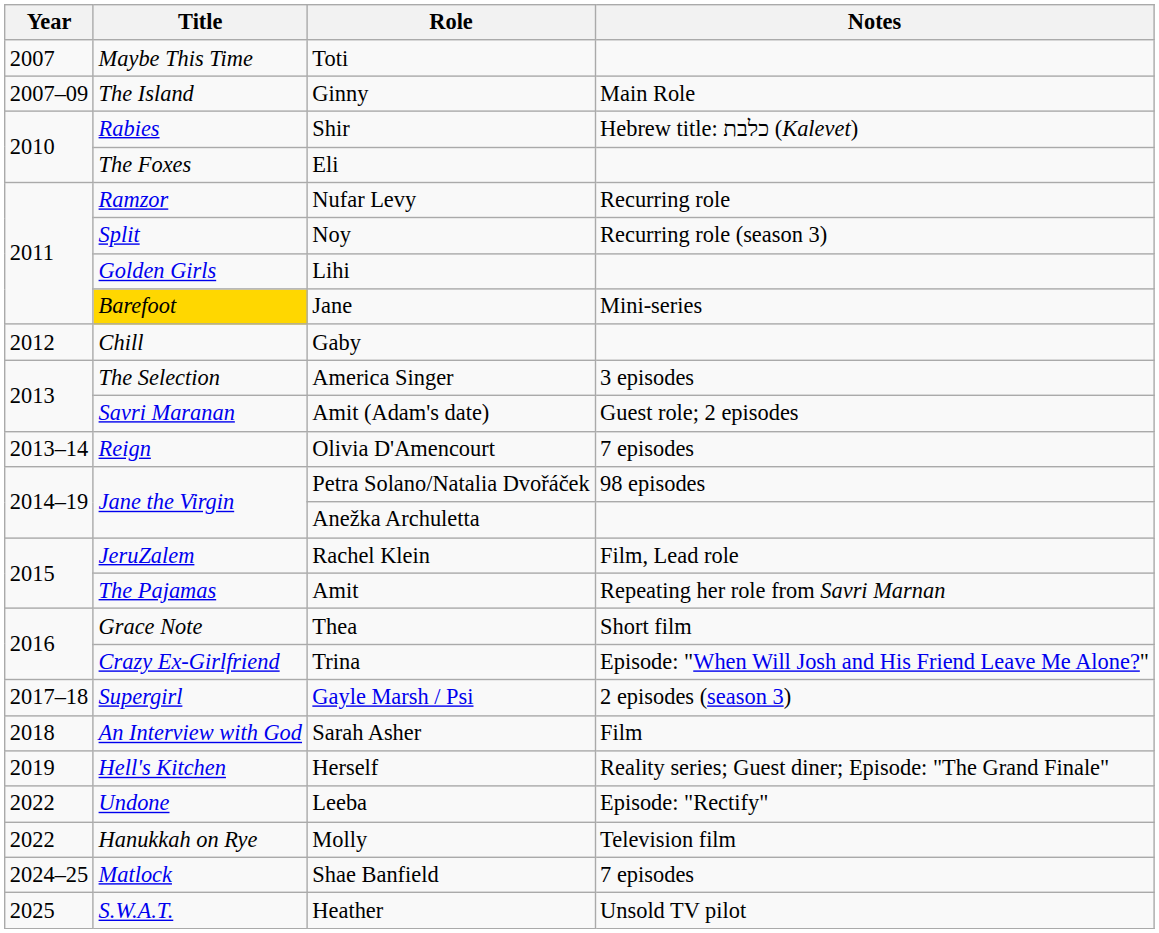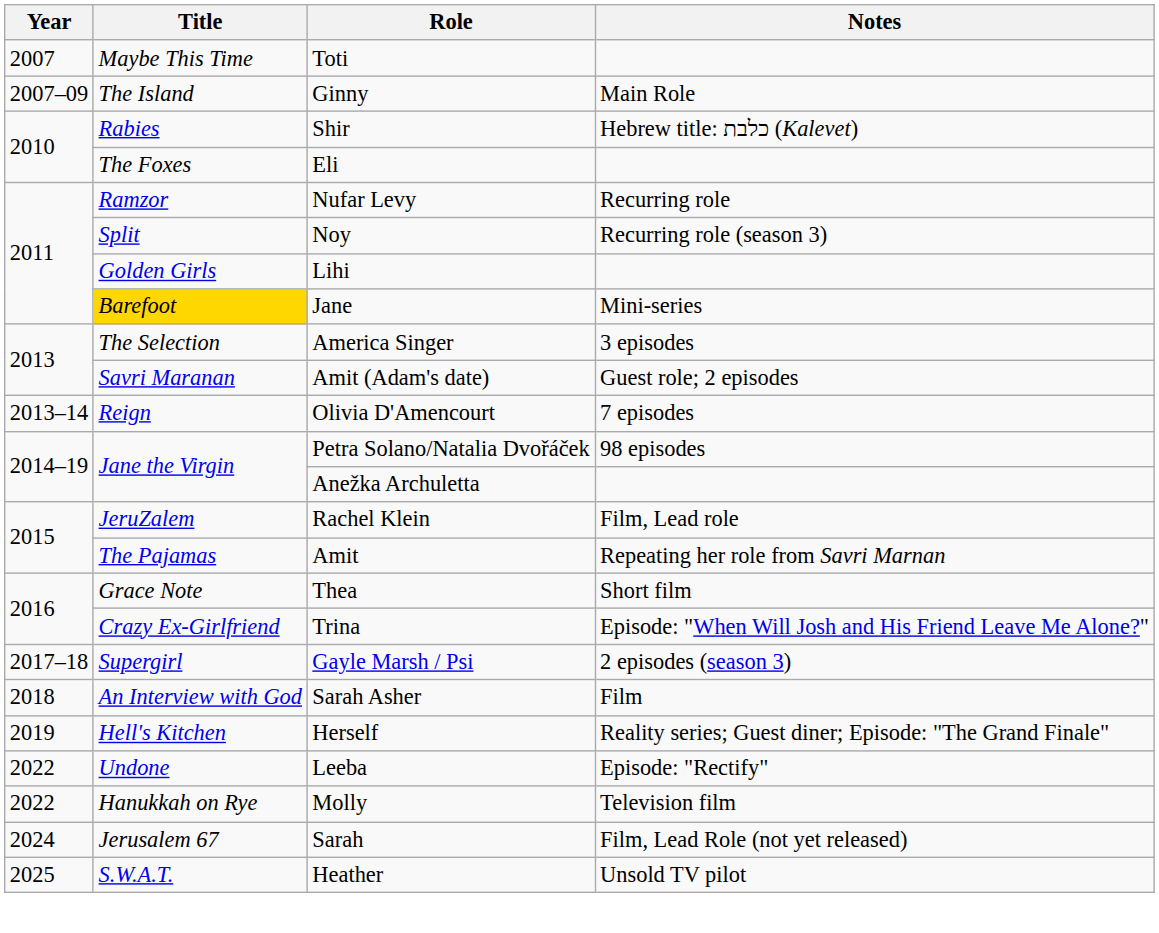- row: (337, 341)
- row: (375, 874)
+ row: (338, 839)
